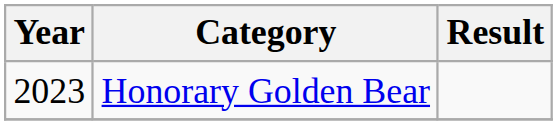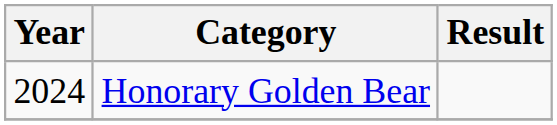(49, 89) 2023 -> (49, 89) 2024
